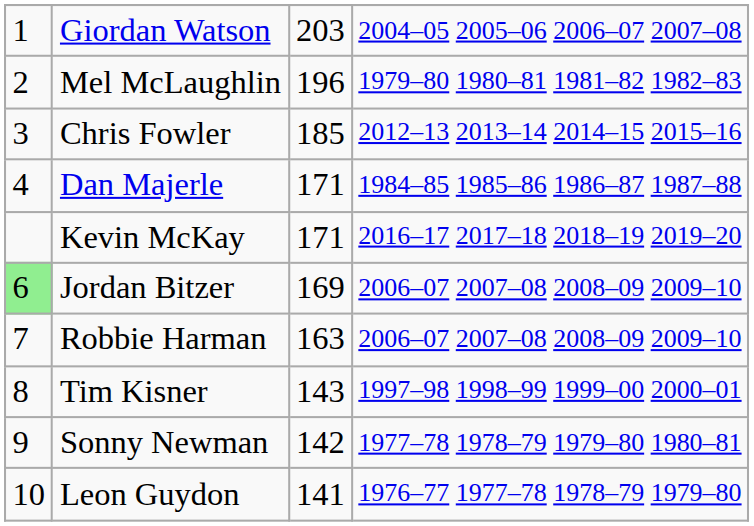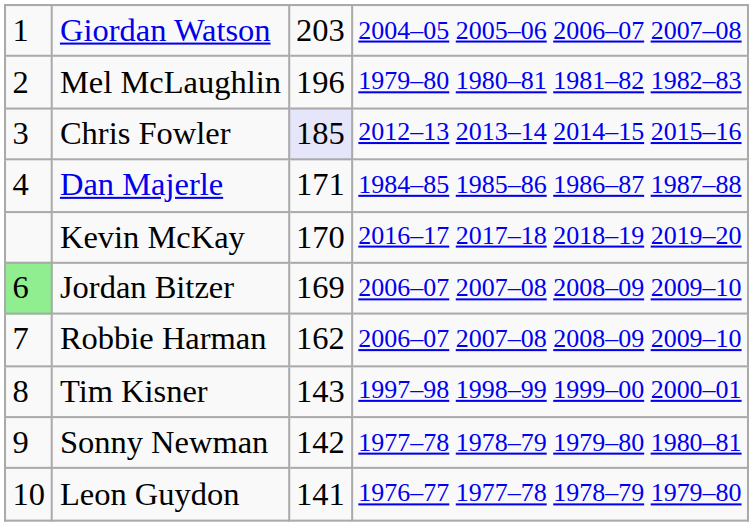(320, 133) no background -> (320, 133) lavender background
(320, 236) 171 -> (320, 236) 170
(320, 339) 163 -> (320, 339) 162
